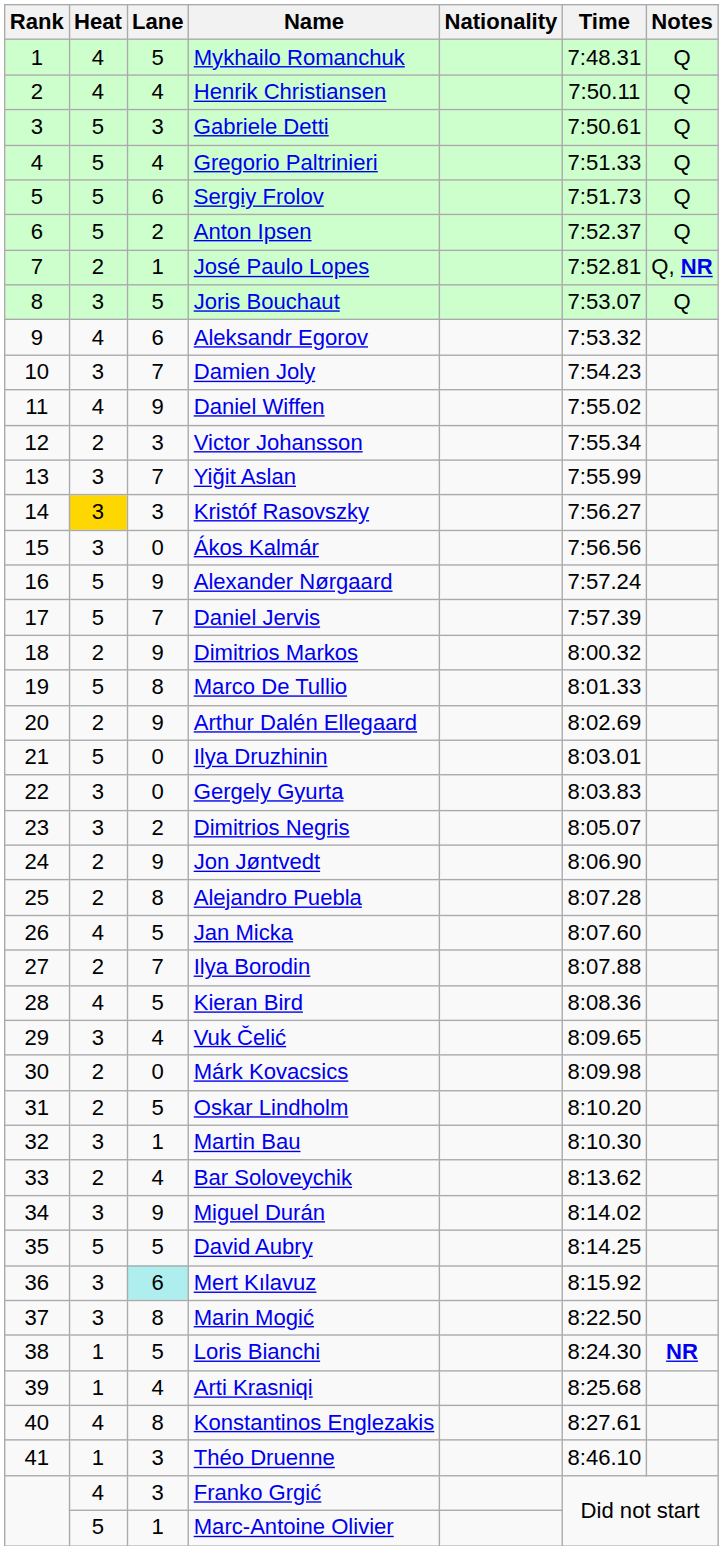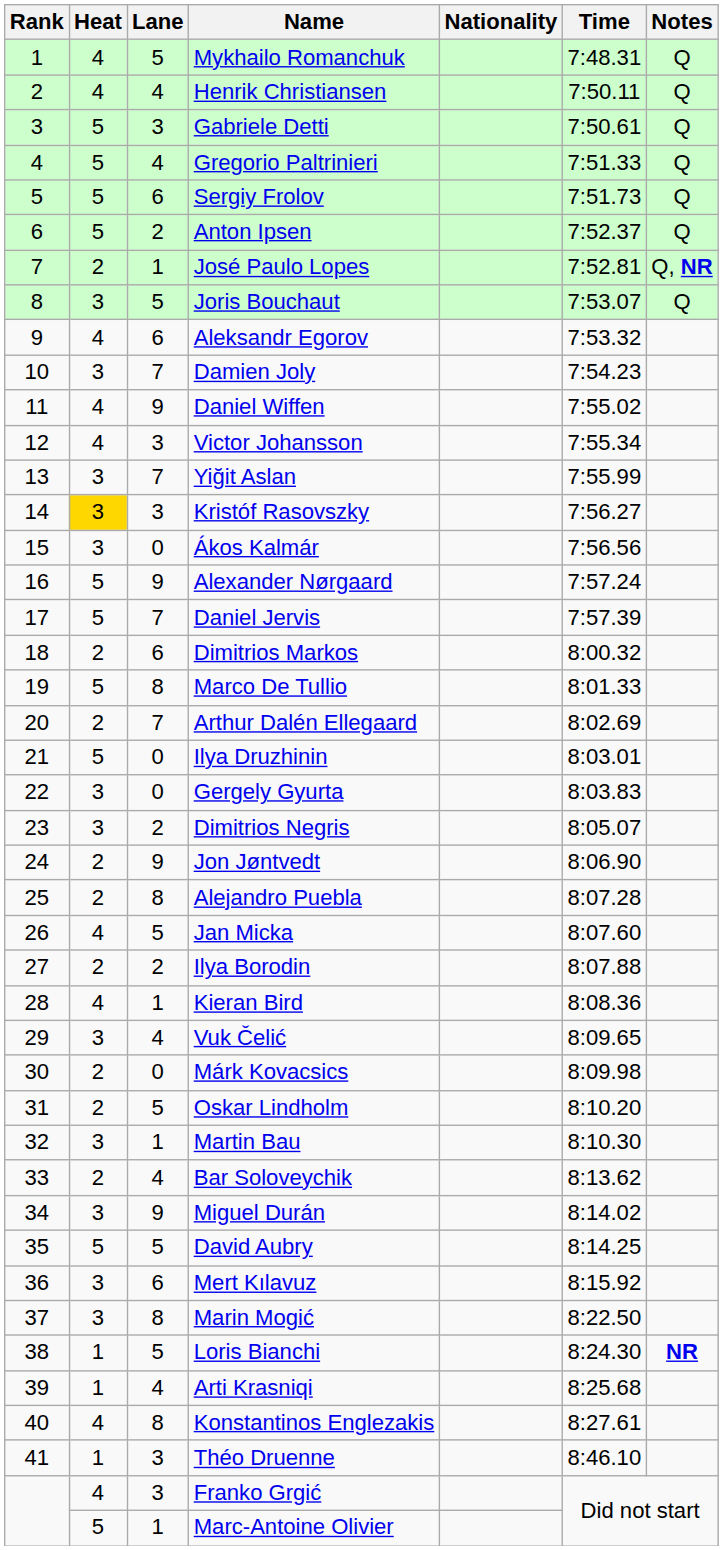(98, 442) 2 -> (98, 442) 4
(158, 652) 9 -> (158, 652) 6
(158, 722) 9 -> (158, 722) 7
(158, 967) 7 -> (158, 967) 2
(158, 1002) 5 -> (158, 1002) 1
(158, 1282) paleturquoise background -> (158, 1282) no background
